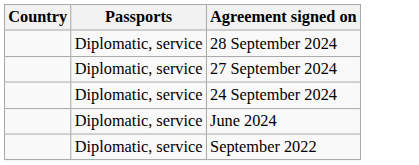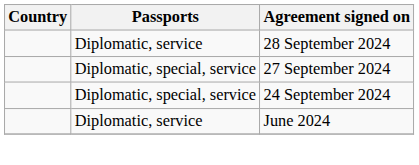(139, 69) Diplomatic, service -> (165, 69) Diplomatic, special, service
(139, 95) Diplomatic, service -> (165, 95) Diplomatic, special, service
- row: (263, 146)
